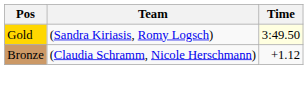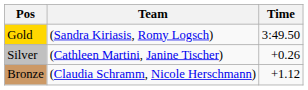(281, 34) lightyellow background -> (281, 34) no background
+ row: (22, 54)
